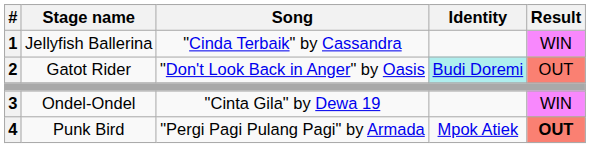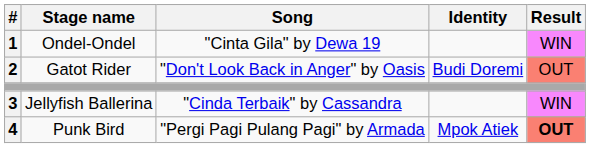(89, 43) Jellyfish Ballerina -> (89, 43) Ondel-Ondel
(292, 43) "Cinda Terbaik" by Cassandra -> (292, 43) "Cinta Gila" by Dewa 19
(478, 69) paleturquoise background -> (478, 69) no background
(89, 103) Ondel-Ondel -> (89, 103) Jellyfish Ballerina
(292, 103) "Cinta Gila" by Dewa 19 -> (292, 103) "Cinda Terbaik" by Cassandra
